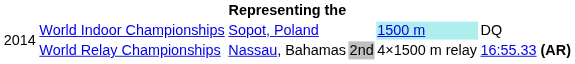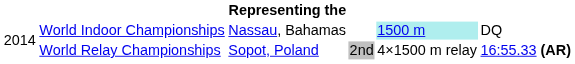(274, 30) Sopot, Poland -> (287, 30) Nassau, Bahamas
(287, 50) Nassau, Bahamas -> (274, 50) Sopot, Poland
